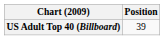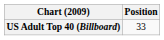(141, 27) 39 -> (141, 27) 33
